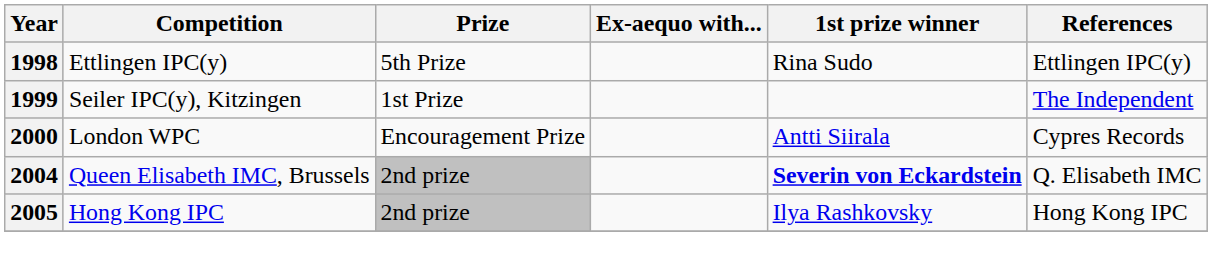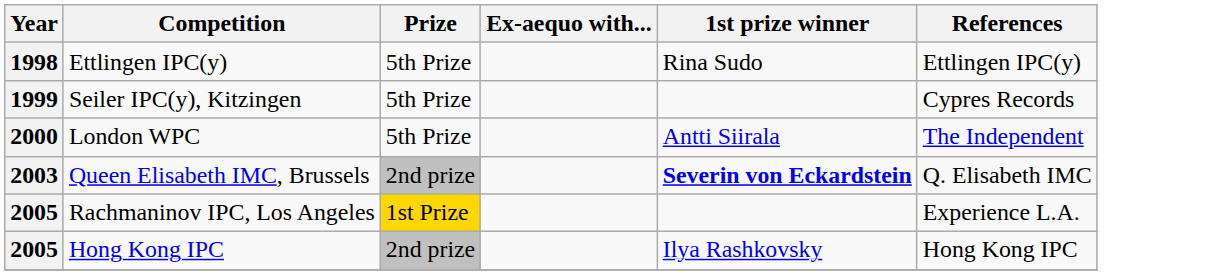(422, 99) 1st Prize -> (429, 99) 5th Prize
(1113, 99) The Independent -> (999, 99) Cypres Records
(483, 136) Encouragement Prize -> (429, 136) 5th Prize
(1108, 136) Cypres Records -> (1003, 136) The Independent
(34, 174) 2004 -> (34, 174) 2003
+ row: (222, 212)
